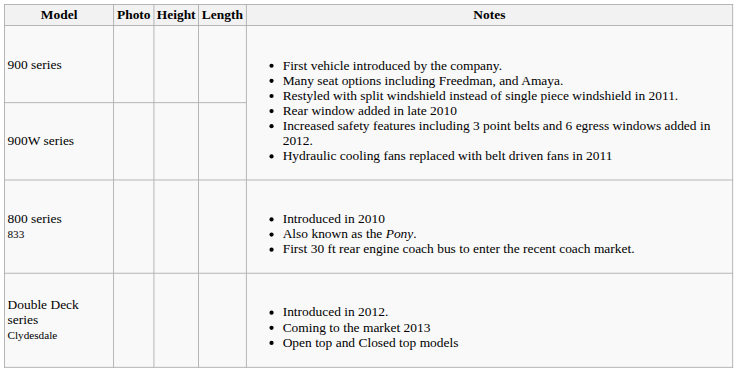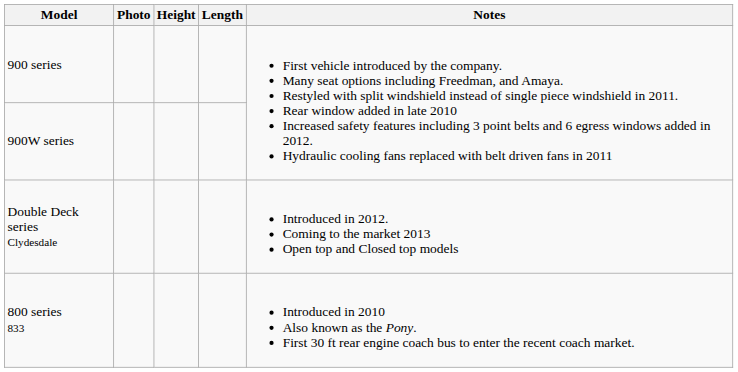rows swapped: (35, 226) <-> (43, 320)
